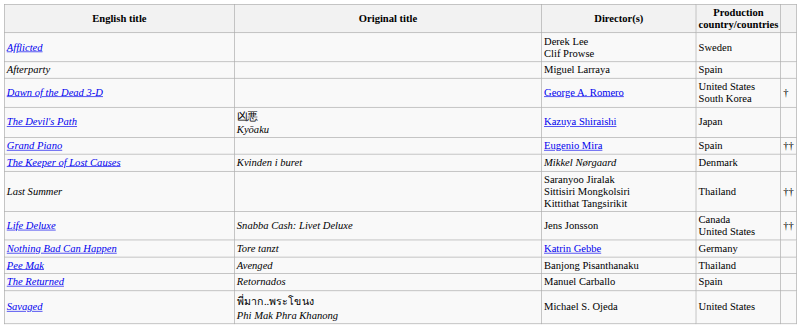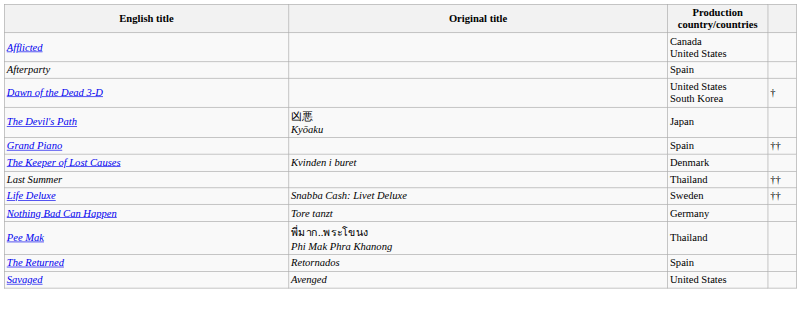- column: (619, 18)
(715, 47) Sweden -> (698, 47) Canada United States
(727, 226) Canada United States -> (687, 196) Sweden
(255, 265) Avenged -> (342, 239) พี่มาก..พระโขนง Phi Mak Phra Khanong
(287, 308) พี่มาก..พระโขนง Phi Mak Phra Khanong -> (309, 279) Avenged
